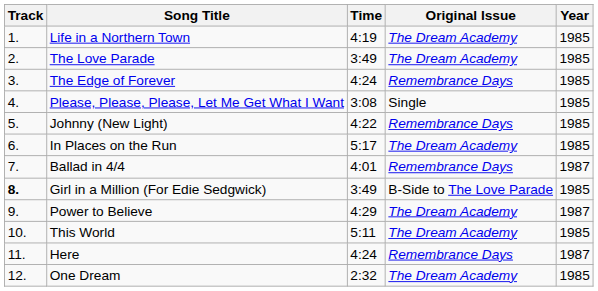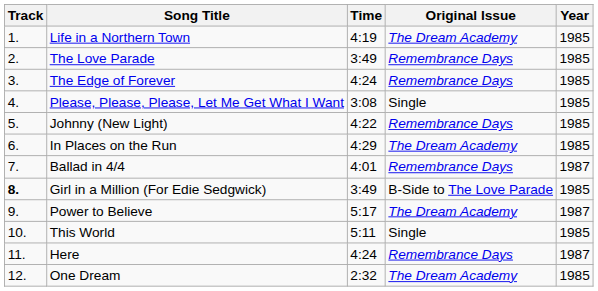(453, 59) The Dream Academy -> (451, 59) Remembrance Days
(364, 145) 5:17 -> (364, 145) 4:29
(364, 210) 4:29 -> (364, 210) 5:17
(453, 232) The Dream Academy -> (407, 232) Single
